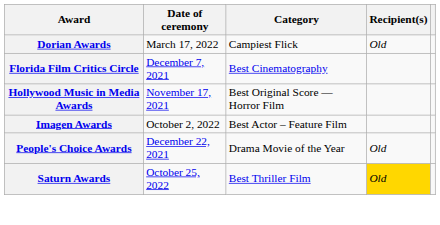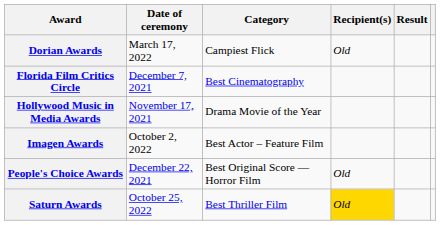+ column: (412, 19)
(281, 99) Best Original Score — Horror Film -> (263, 112) Drama Movie of the Year
(287, 148) Drama Movie of the Year -> (257, 173) Best Original Score — Horror Film
